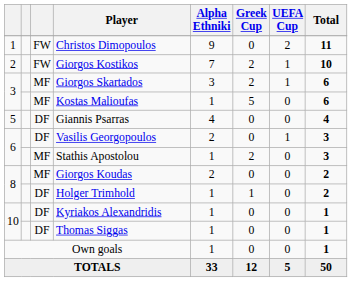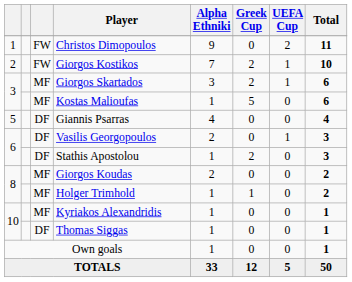(42, 156) MF -> (42, 156) DF
(42, 193) DF -> (42, 193) MF
(42, 212) DF -> (42, 212) MF
